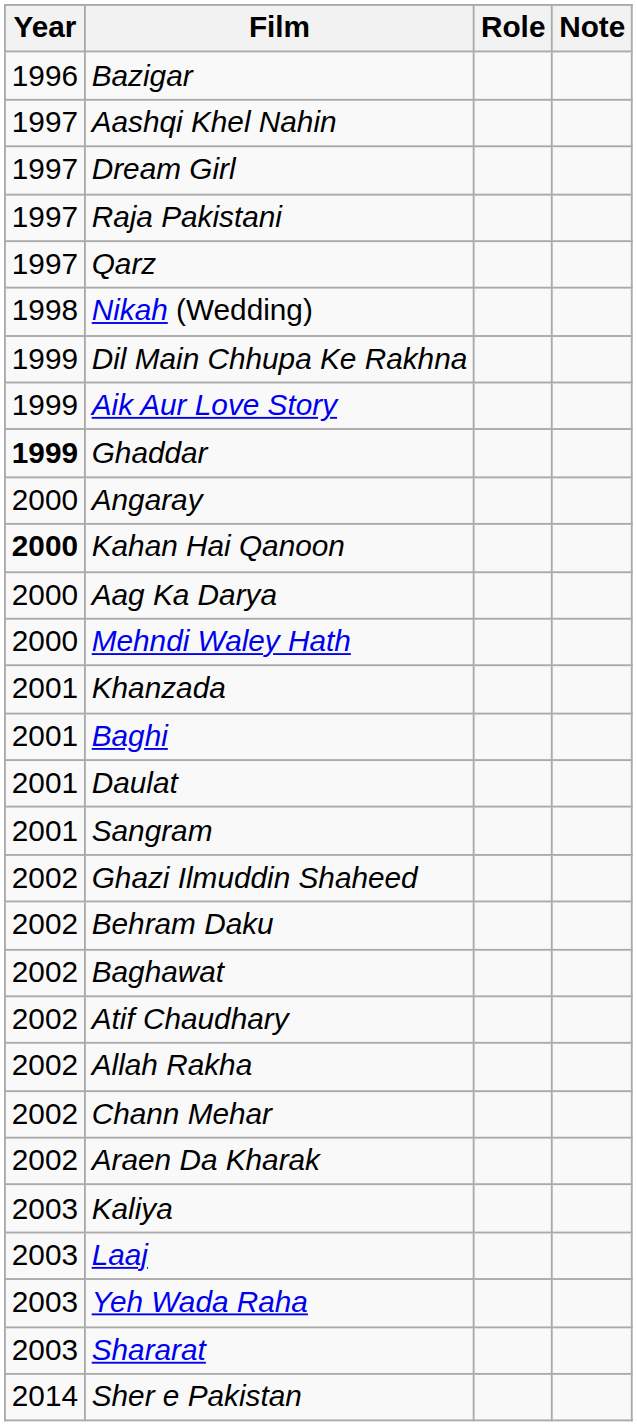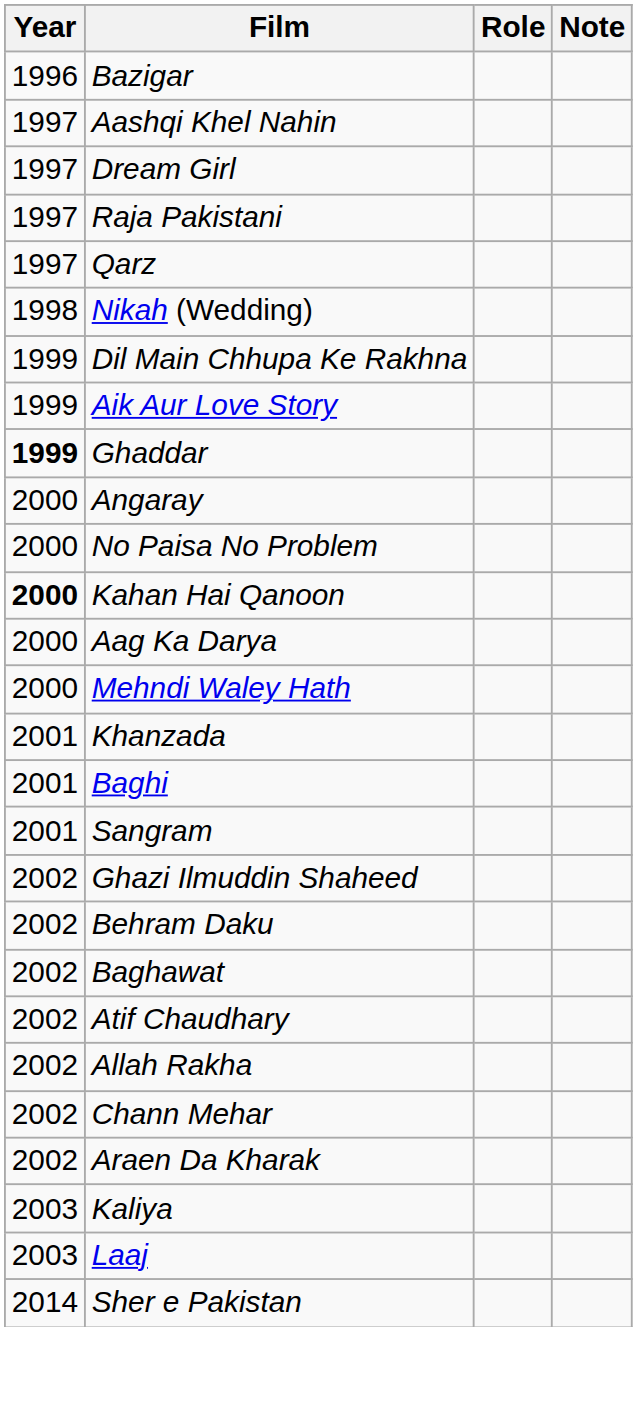+ row: (235, 547)
- row: (135, 783)
- row: (200, 1302)
- row: (149, 1349)
